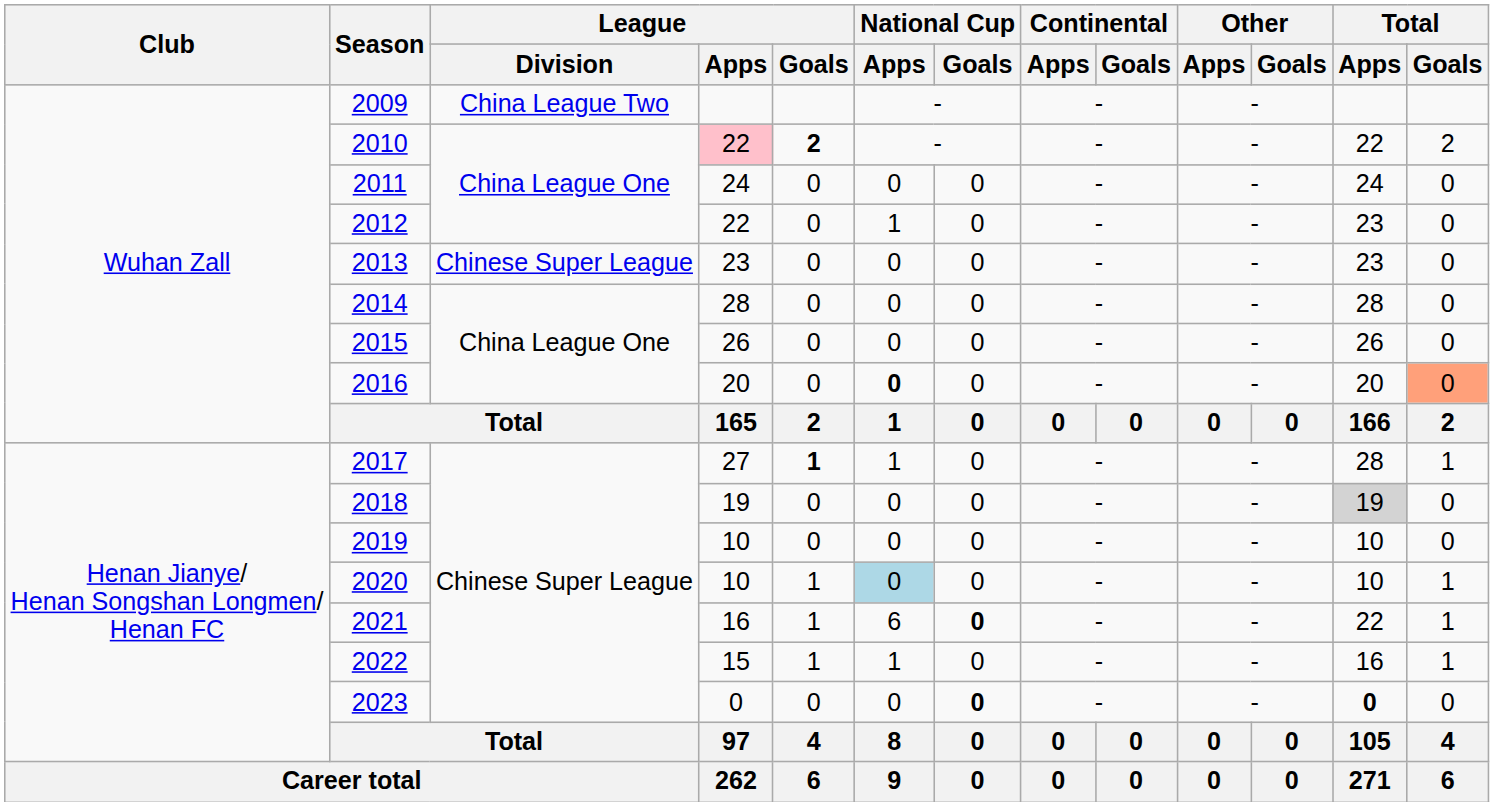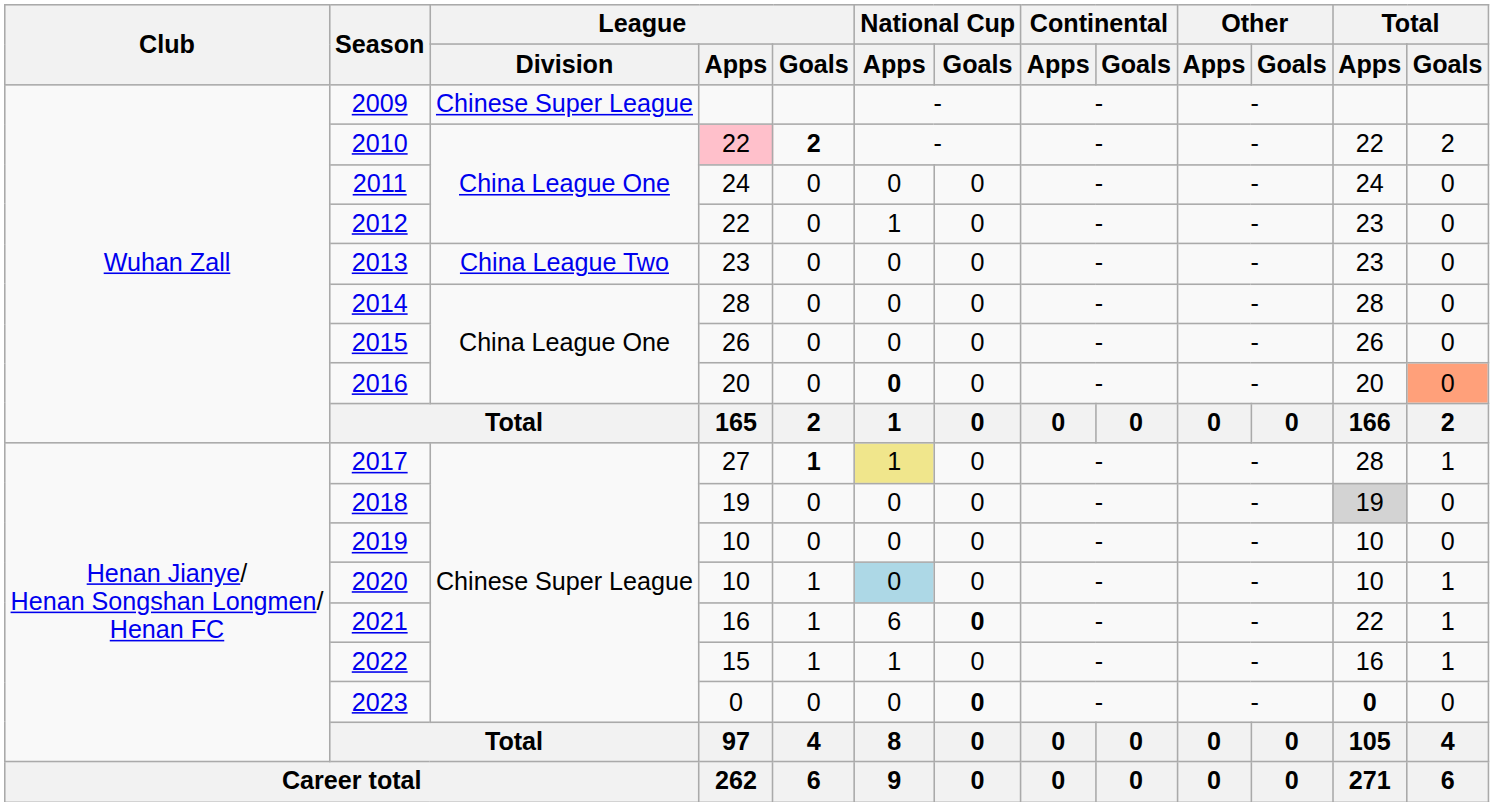(564, 104) China League Two -> (564, 104) Chinese Super League
(564, 263) Chinese Super League -> (564, 263) China League Two
(894, 462) no background -> (894, 462) khaki background
